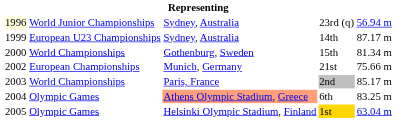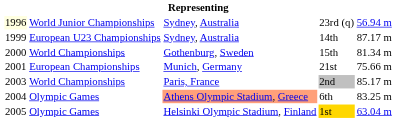(16, 67) 2002 -> (16, 67) 2001
